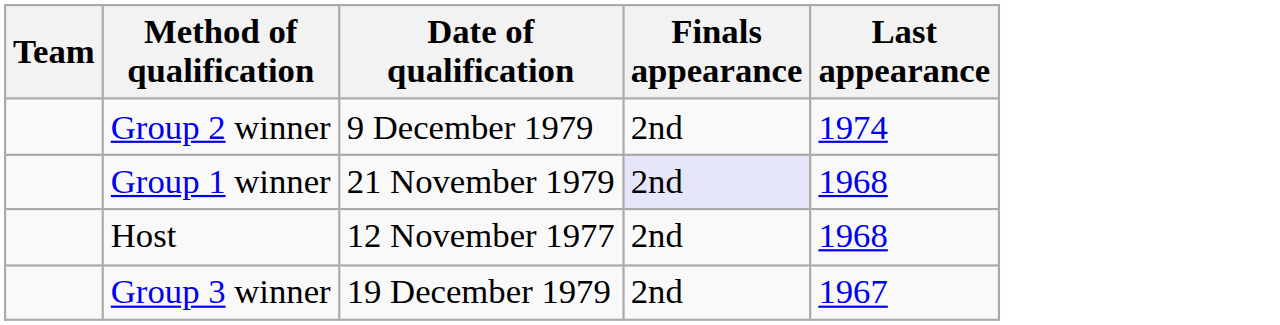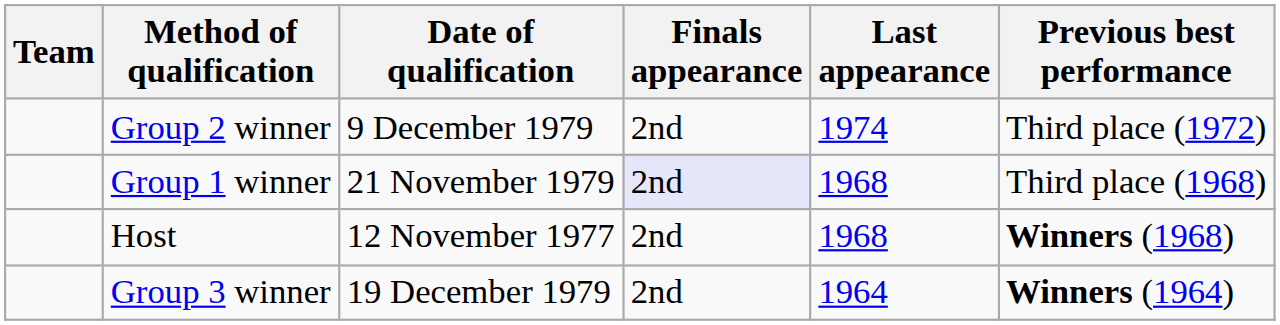+ column: (1136, 51)
(853, 291) 1967 -> (853, 291) 1964
